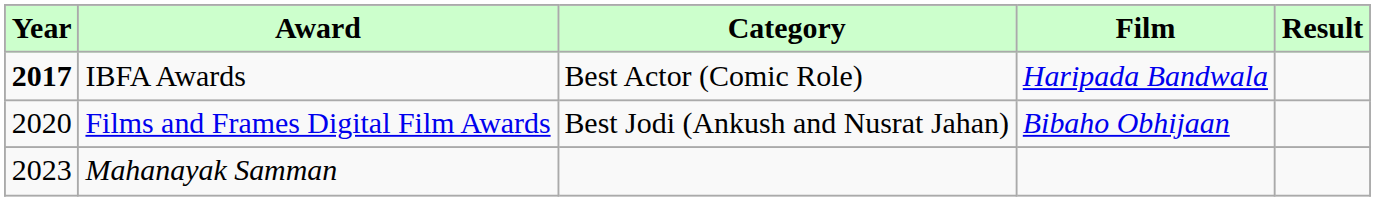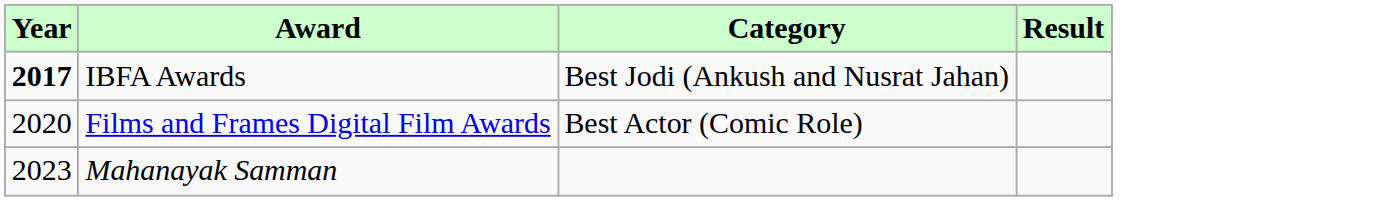- column: (1145, 28)
(714, 75) Best Actor (Comic Role) -> (787, 75) Best Jodi (Ankush and Nusrat Jahan)
(787, 123) Best Jodi (Ankush and Nusrat Jahan) -> (714, 123) Best Actor (Comic Role)
